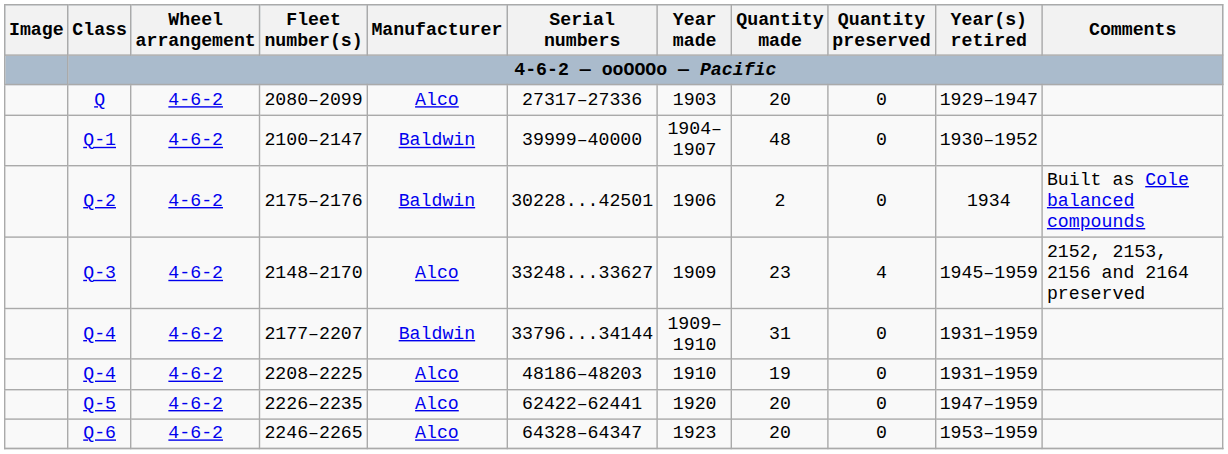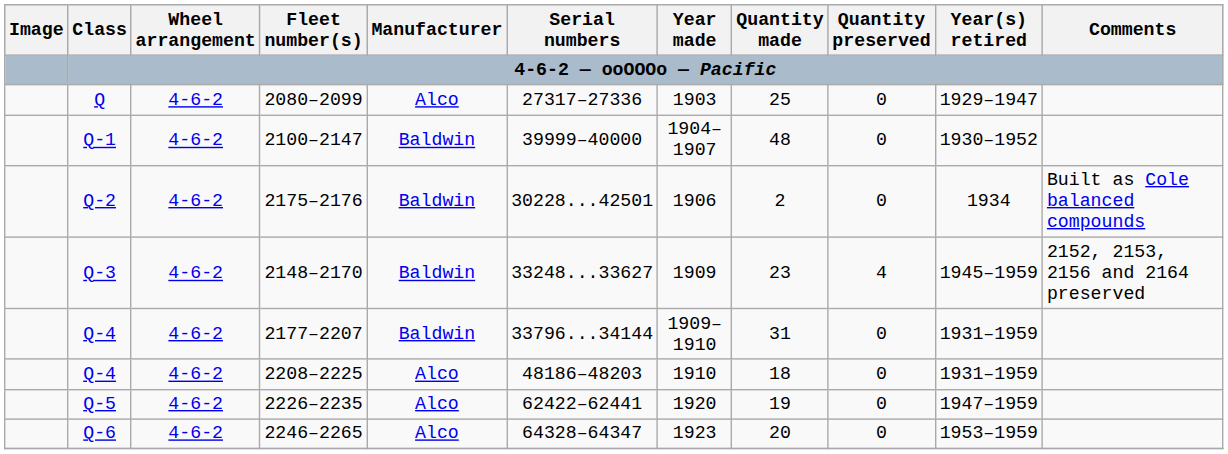(780, 100) 20 -> (780, 100) 25
(437, 273) Alco -> (437, 273) Baldwin
(780, 374) 19 -> (780, 374) 18
(780, 404) 20 -> (780, 404) 19
